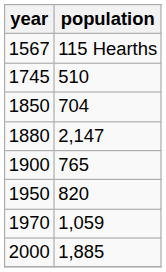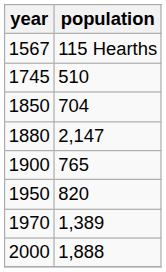(81, 223) 1,059 -> (81, 223) 1,389
(81, 252) 1,885 -> (81, 252) 1,888
